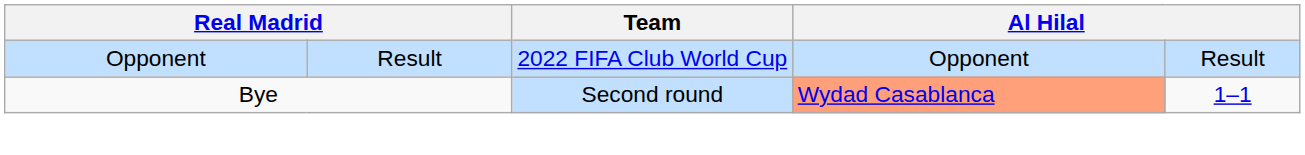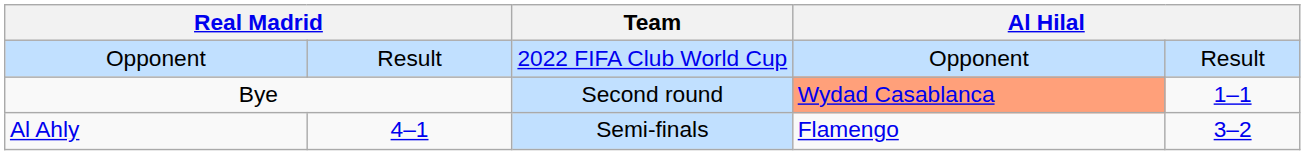+ row: (45, 130)
